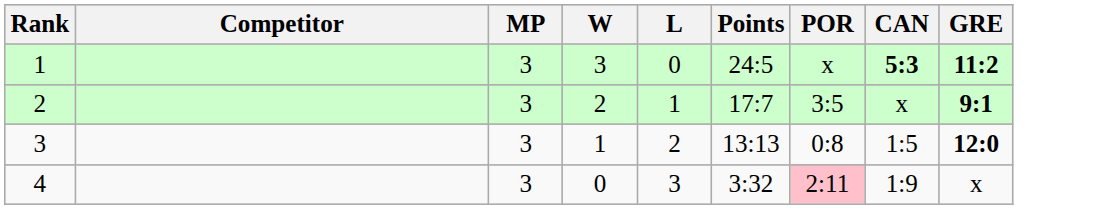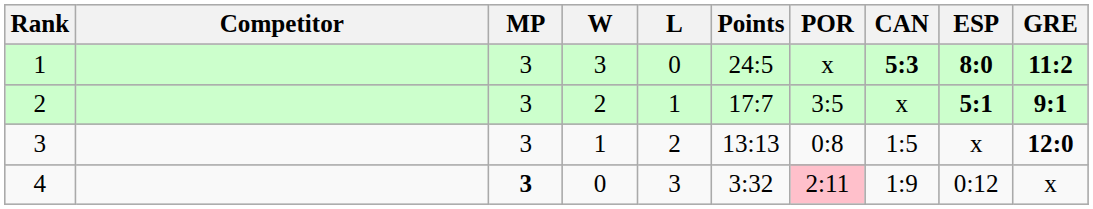+ column: (976, 24)
(526, 183) normal -> (526, 183) bold
